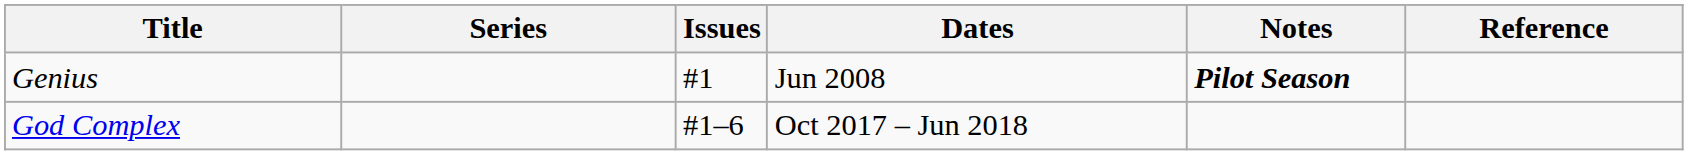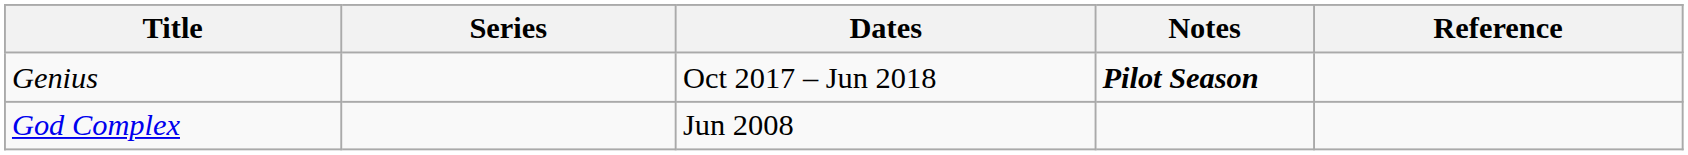- column: (722, 28)
(830, 76) Jun 2008 -> (810, 76) Oct 2017 – Jun 2018
(901, 125) Oct 2017 – Jun 2018 -> (738, 125) Jun 2008
